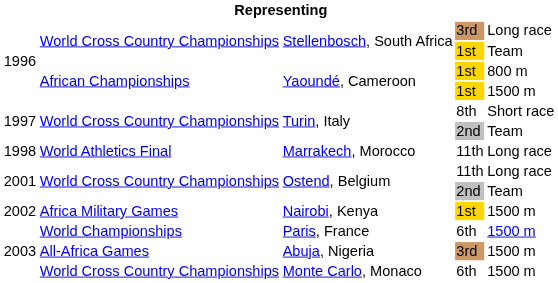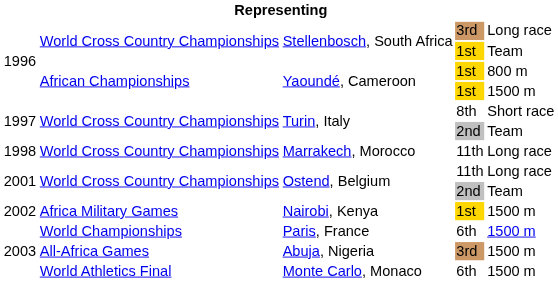(106, 151) World Athletics Final -> (159, 151) World Cross Country Championships
(159, 271) World Cross Country Championships -> (106, 271) World Athletics Final
